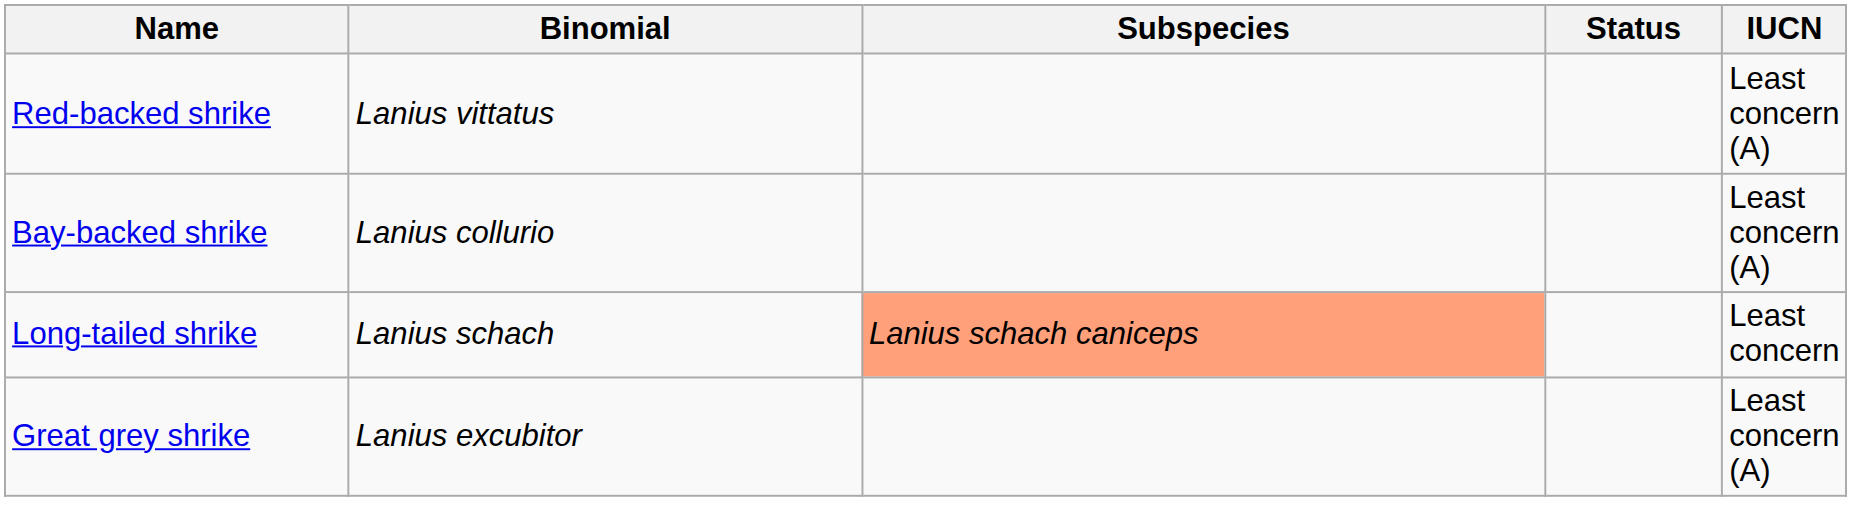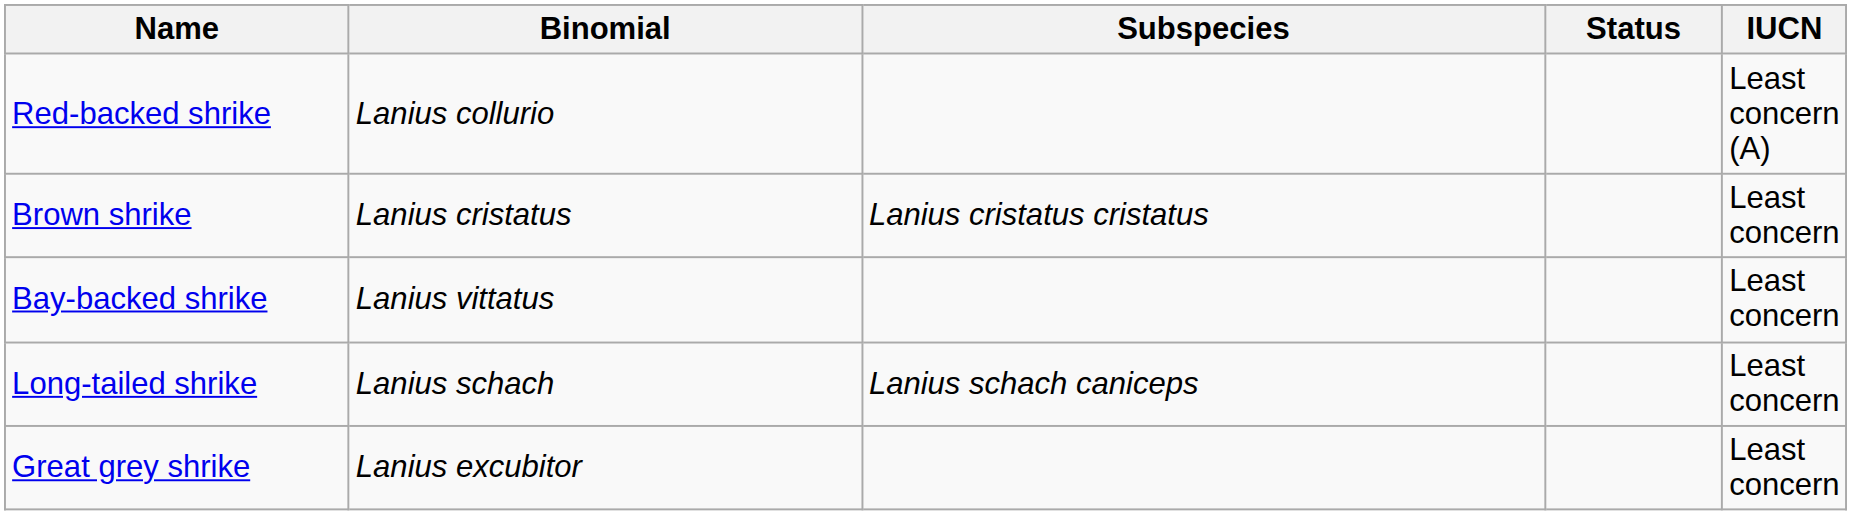(455, 113) Lanius vittatus -> (455, 113) Lanius collurio
+ row: (102, 214)
(455, 232) Lanius collurio -> (455, 299) Lanius vittatus
(1784, 232) Least concern (A) -> (1784, 299) Least concern
(1034, 333) lightsalmon background -> (1034, 383) no background
(1784, 435) Least concern (A) -> (1784, 467) Least concern
